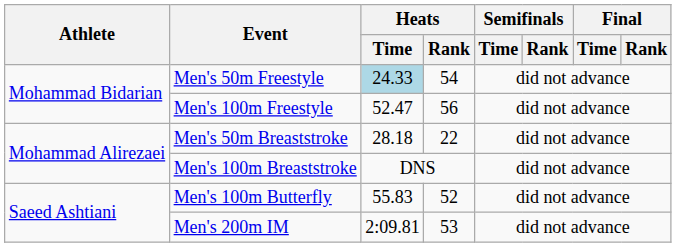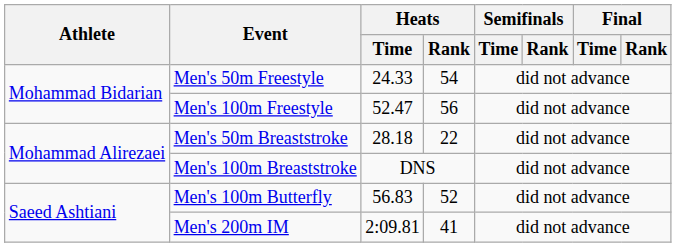(392, 79) lightblue background -> (392, 79) no background
(392, 197) 55.83 -> (392, 197) 56.83
(449, 227) 53 -> (449, 227) 41
